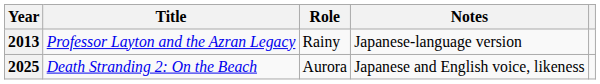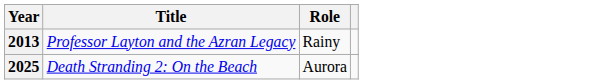- column: (469, 16)
